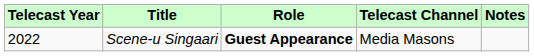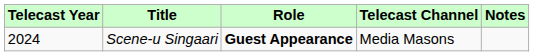(24, 39) 2022 -> (24, 39) 2024
